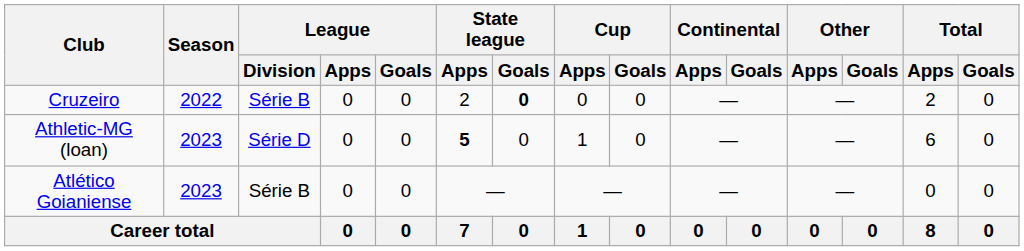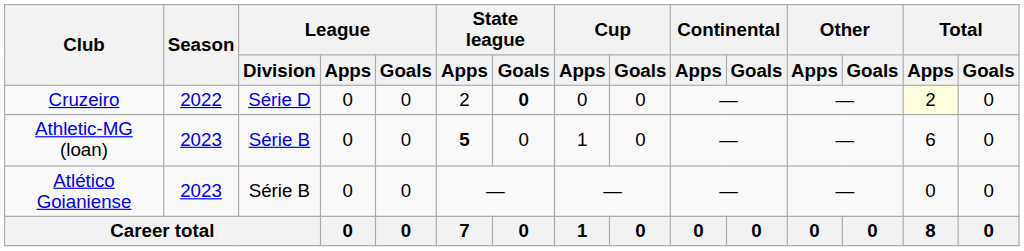(279, 99) Série B -> (279, 99) Série D
(931, 99) no background -> (931, 99) lightyellow background
(279, 140) Série D -> (279, 140) Série B
